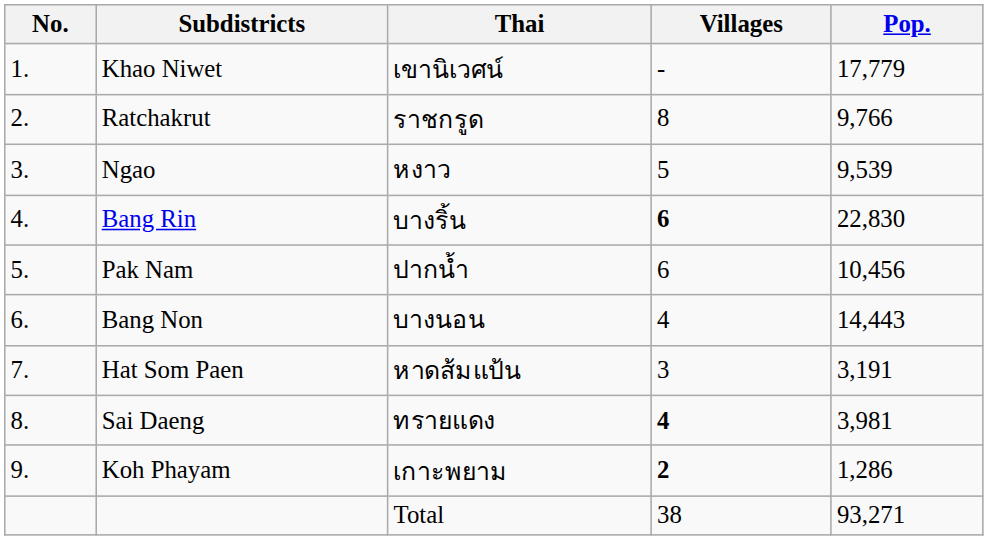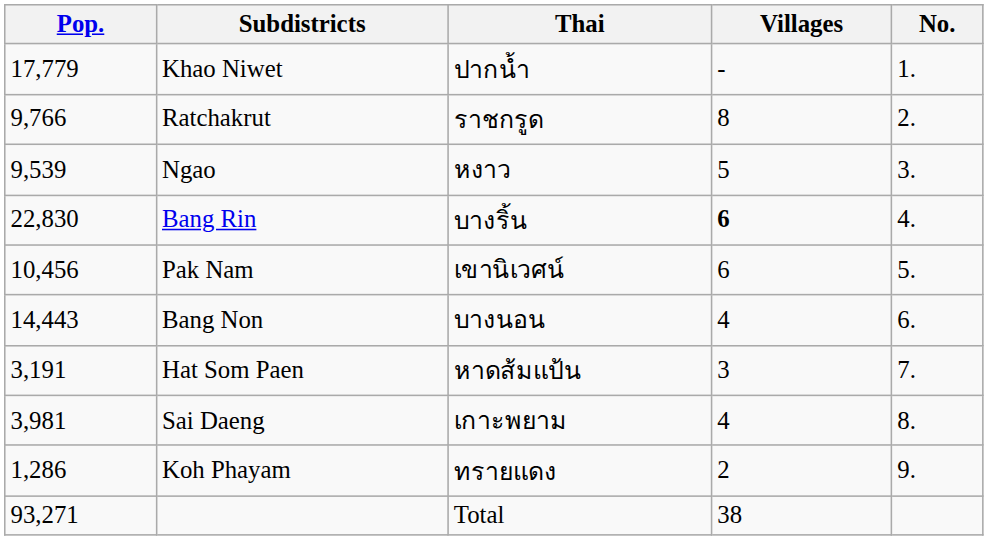columns swapped: (50, 24) <-> (907, 24)
(448, 69) เขานิเวศน์ -> (492, 69) ปากน้ำ
(431, 270) ปากน้ำ -> (509, 270) เขานิเวศน์
(445, 420) ทรายแดง -> (510, 420) เกาะพยาม
(663, 420) bold -> (724, 420) normal
(450, 471) เกาะพยาม -> (505, 471) ทรายแดง
(663, 470) bold -> (724, 470) normal
